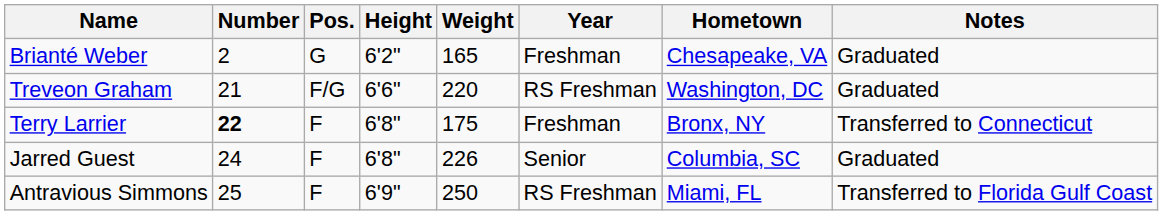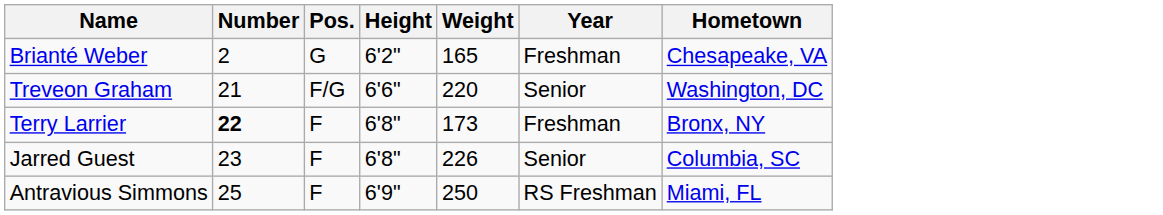- column: (995, 21)
(590, 90) RS Freshman -> (555, 90) Senior
(460, 124) 175 -> (460, 124) 173
(230, 158) 24 -> (230, 158) 23
